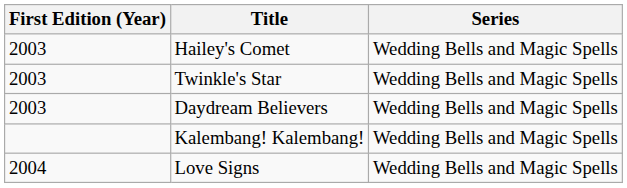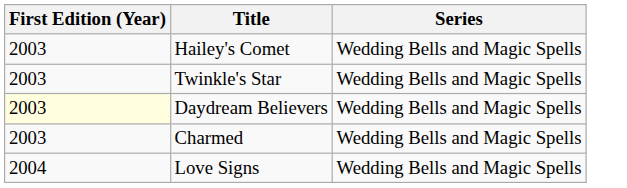(28, 108) no background -> (28, 108) lightyellow background
- row: (269, 138)
+ row: (209, 138)
